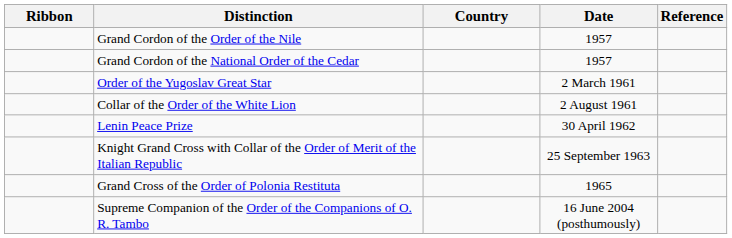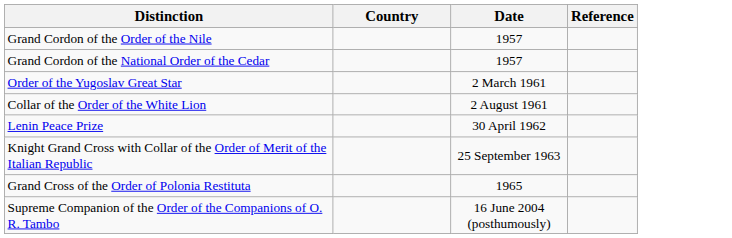- column: (49, 16)
